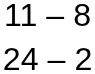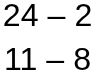rows swapped: (48, 59) <-> (48, 15)
